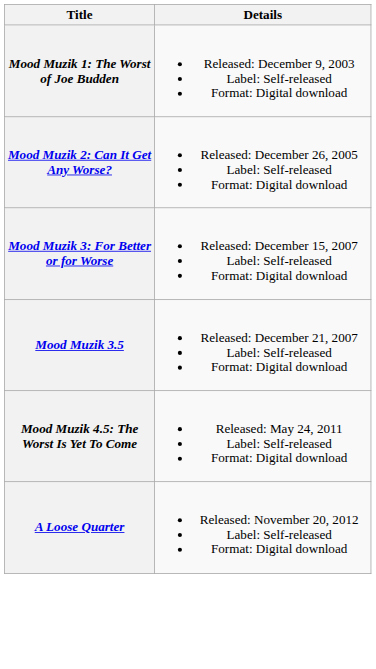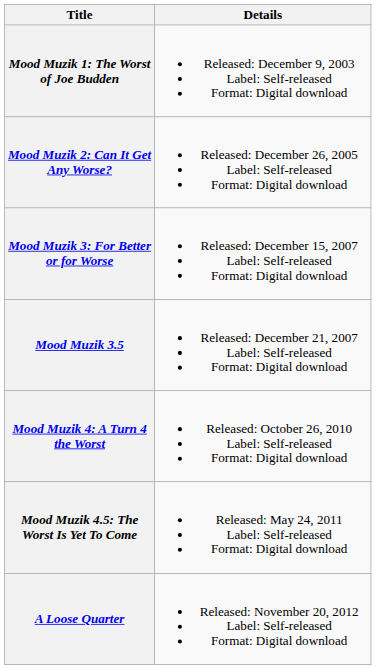+ row: (80, 436)
